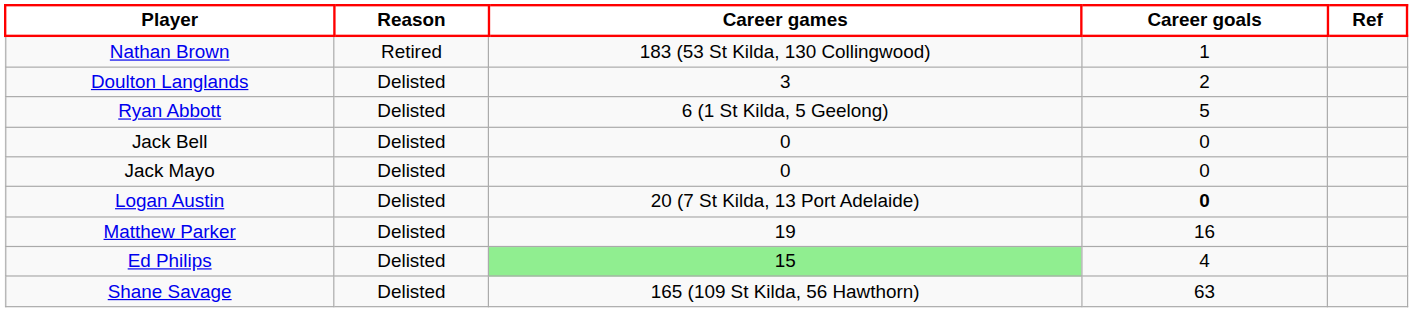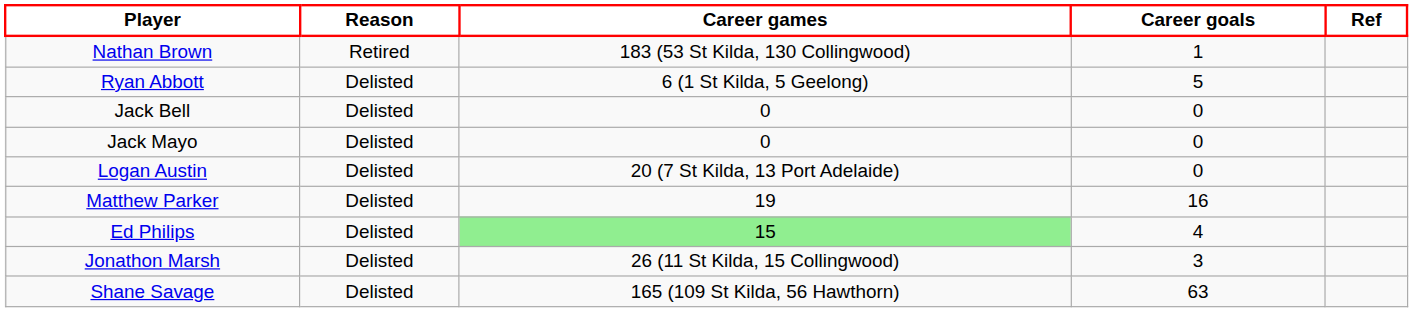- row: (170, 81)
(1205, 201) bold -> (1198, 171) normal
+ row: (152, 261)
